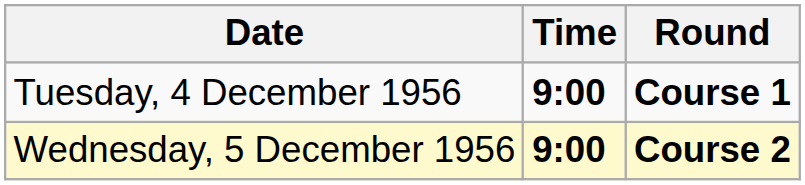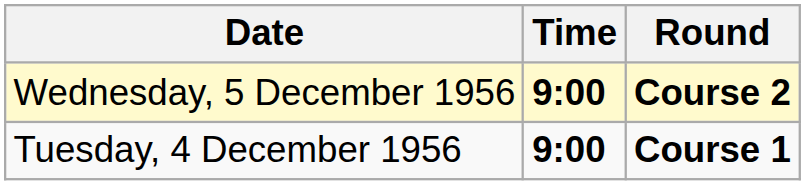rows swapped: (238, 91) <-> (264, 149)
